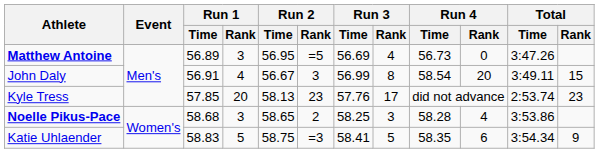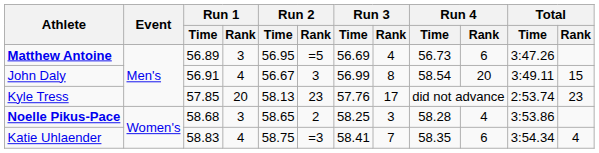(484, 55) 0 -> (484, 55) 6
(241, 138) 5 -> (241, 138) 4
(391, 138) 5 -> (391, 138) 7
(576, 138) 9 -> (576, 138) 4
